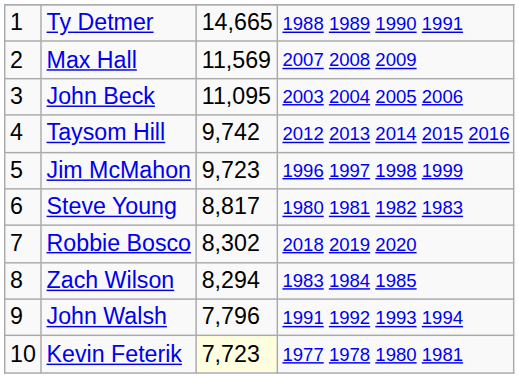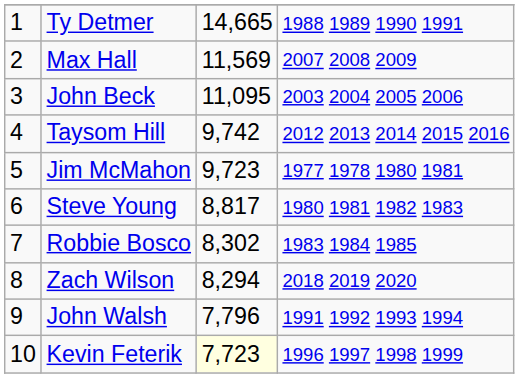(373, 170) 1996 1997 1998 1999 -> (373, 170) 1977 1978 1980 1981
(350, 244) 2018 2019 2020 -> (350, 244) 1983 1984 1985
(350, 281) 1983 1984 1985 -> (350, 281) 2018 2019 2020
(373, 354) 1977 1978 1980 1981 -> (373, 354) 1996 1997 1998 1999
